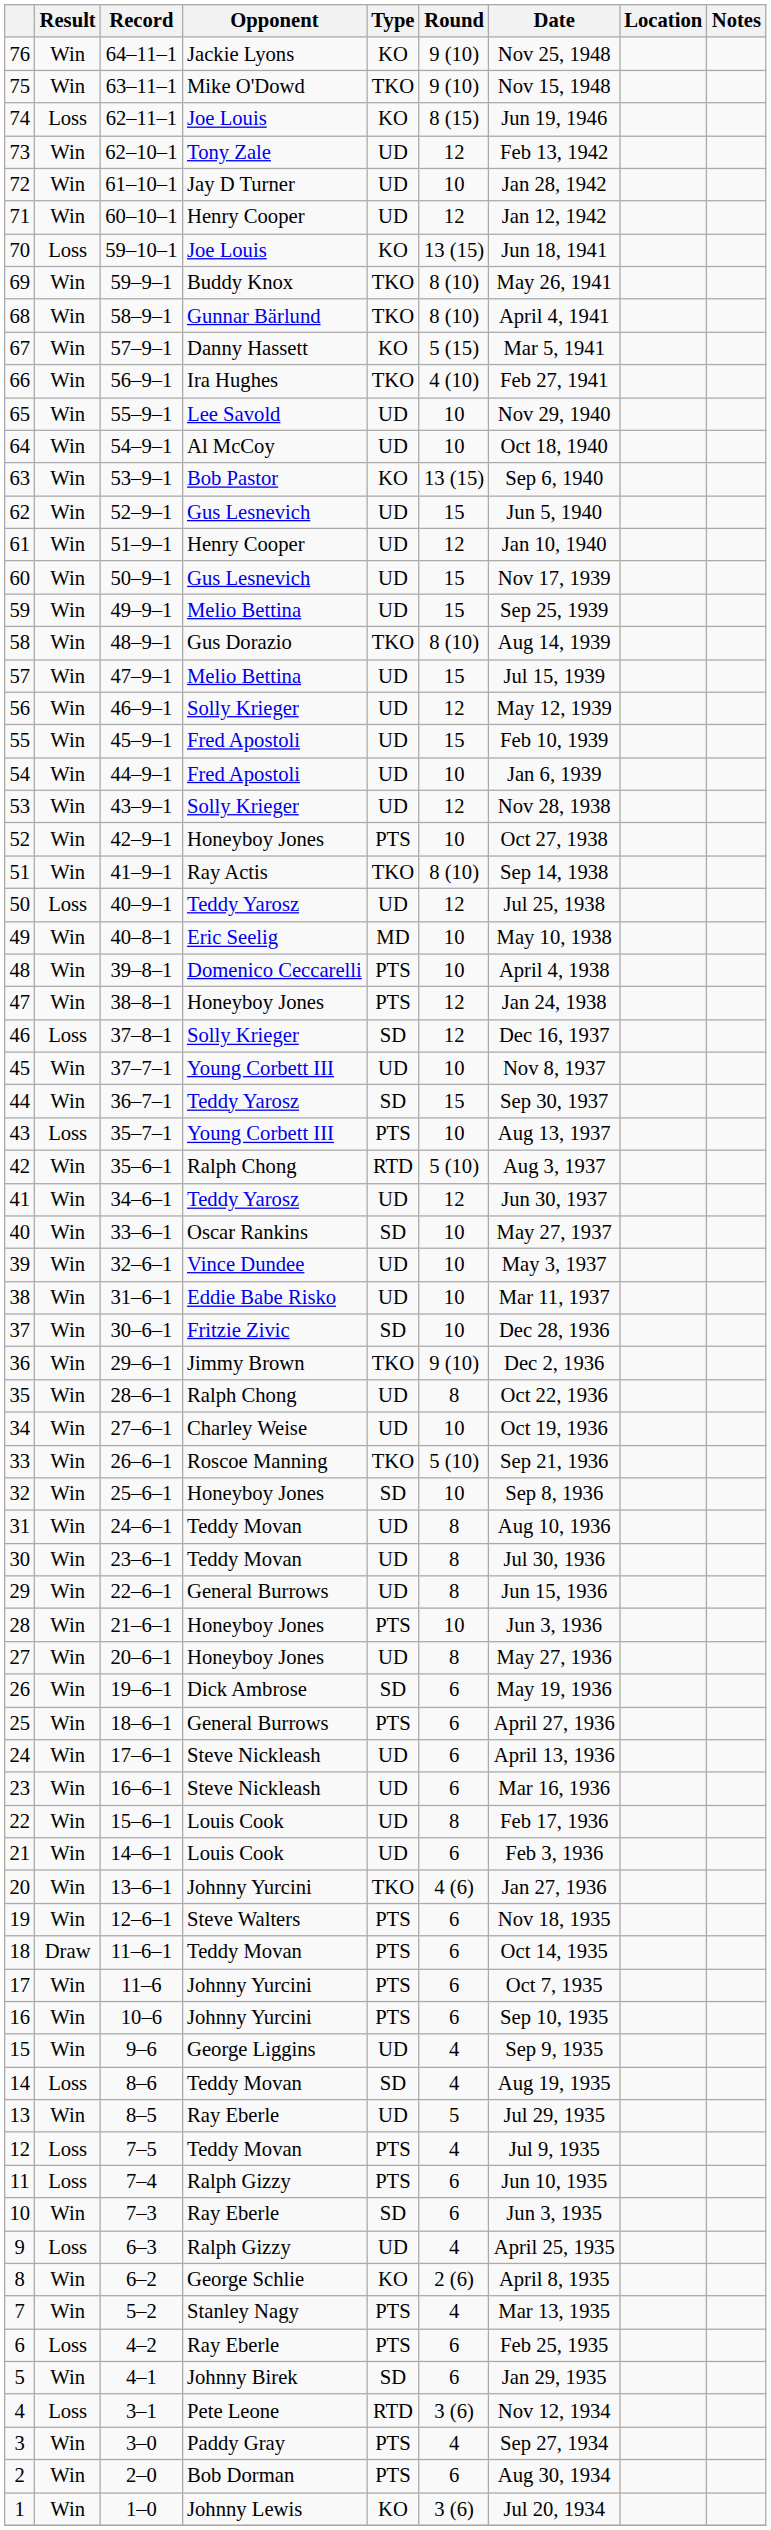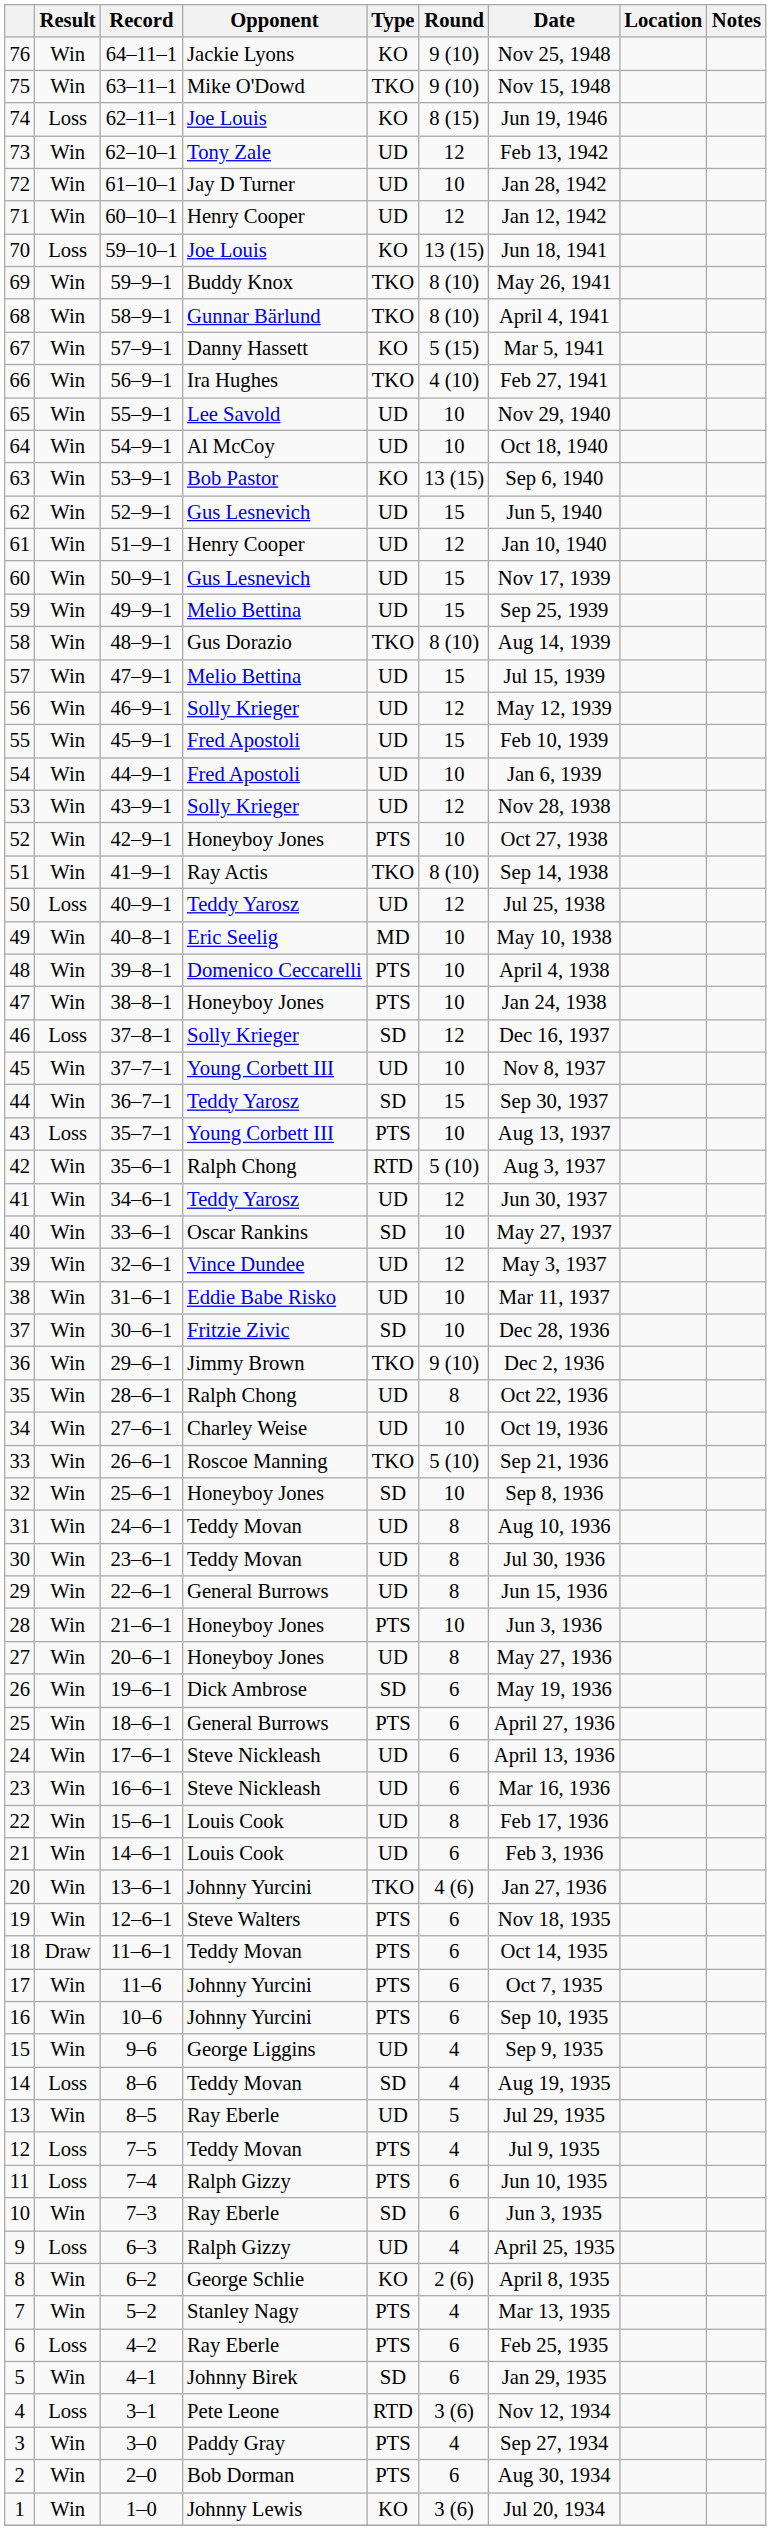(454, 1002) 12 -> (454, 1002) 10
(454, 1264) 10 -> (454, 1264) 12
